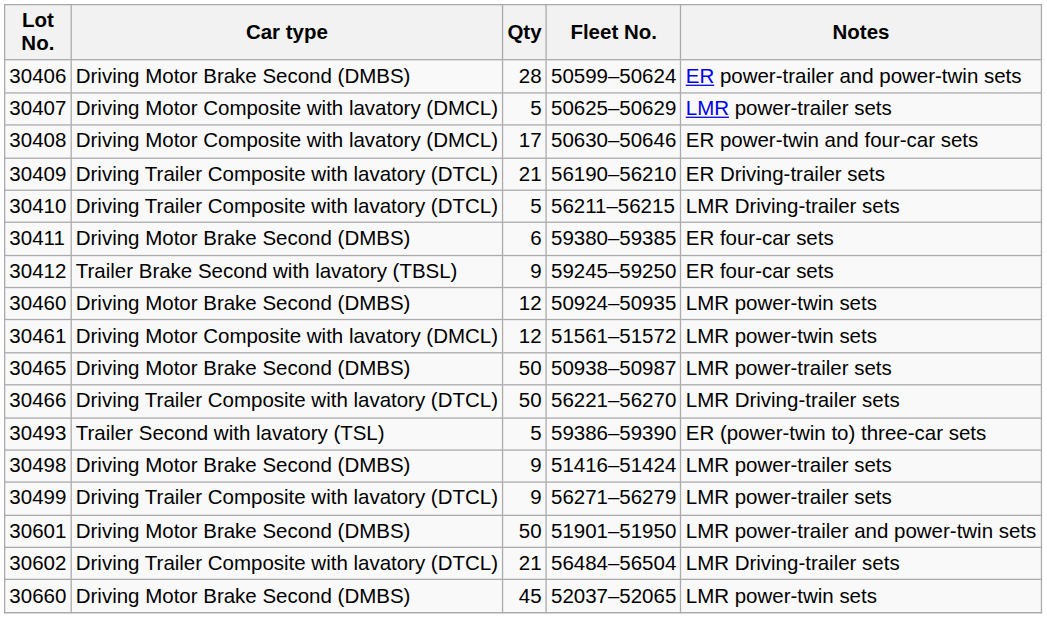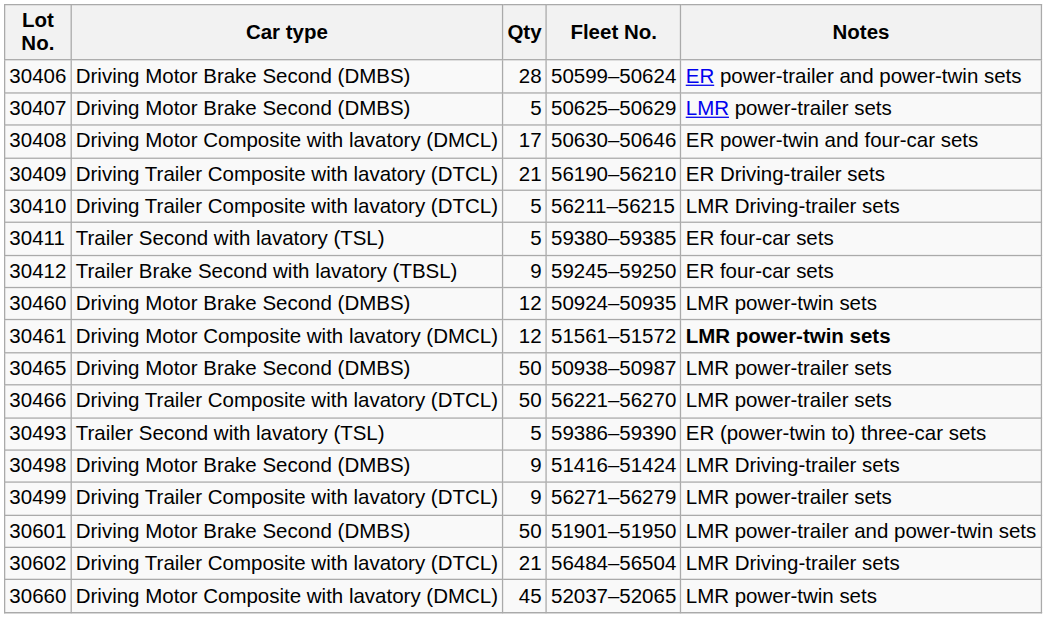(287, 108) Driving Motor Composite with lavatory (DMCL) -> (243, 108) Driving Motor Brake Second (DMBS)
(243, 238) Driving Motor Brake Second (DMBS) -> (230, 238) Trailer Second with lavatory (TSL)
(536, 238) 6 -> (536, 238) 5
(781, 336) normal -> (788, 336) bold
(793, 401) LMR Driving-trailer sets -> (789, 401) LMR power-trailer sets
(789, 466) LMR power-trailer sets -> (793, 466) LMR Driving-trailer sets
(243, 595) Driving Motor Brake Second (DMBS) -> (287, 595) Driving Motor Composite with lavatory (DMCL)
